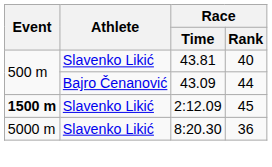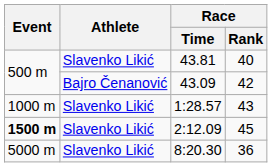(246, 84) 44 -> (246, 84) 42
+ row: (198, 106)
